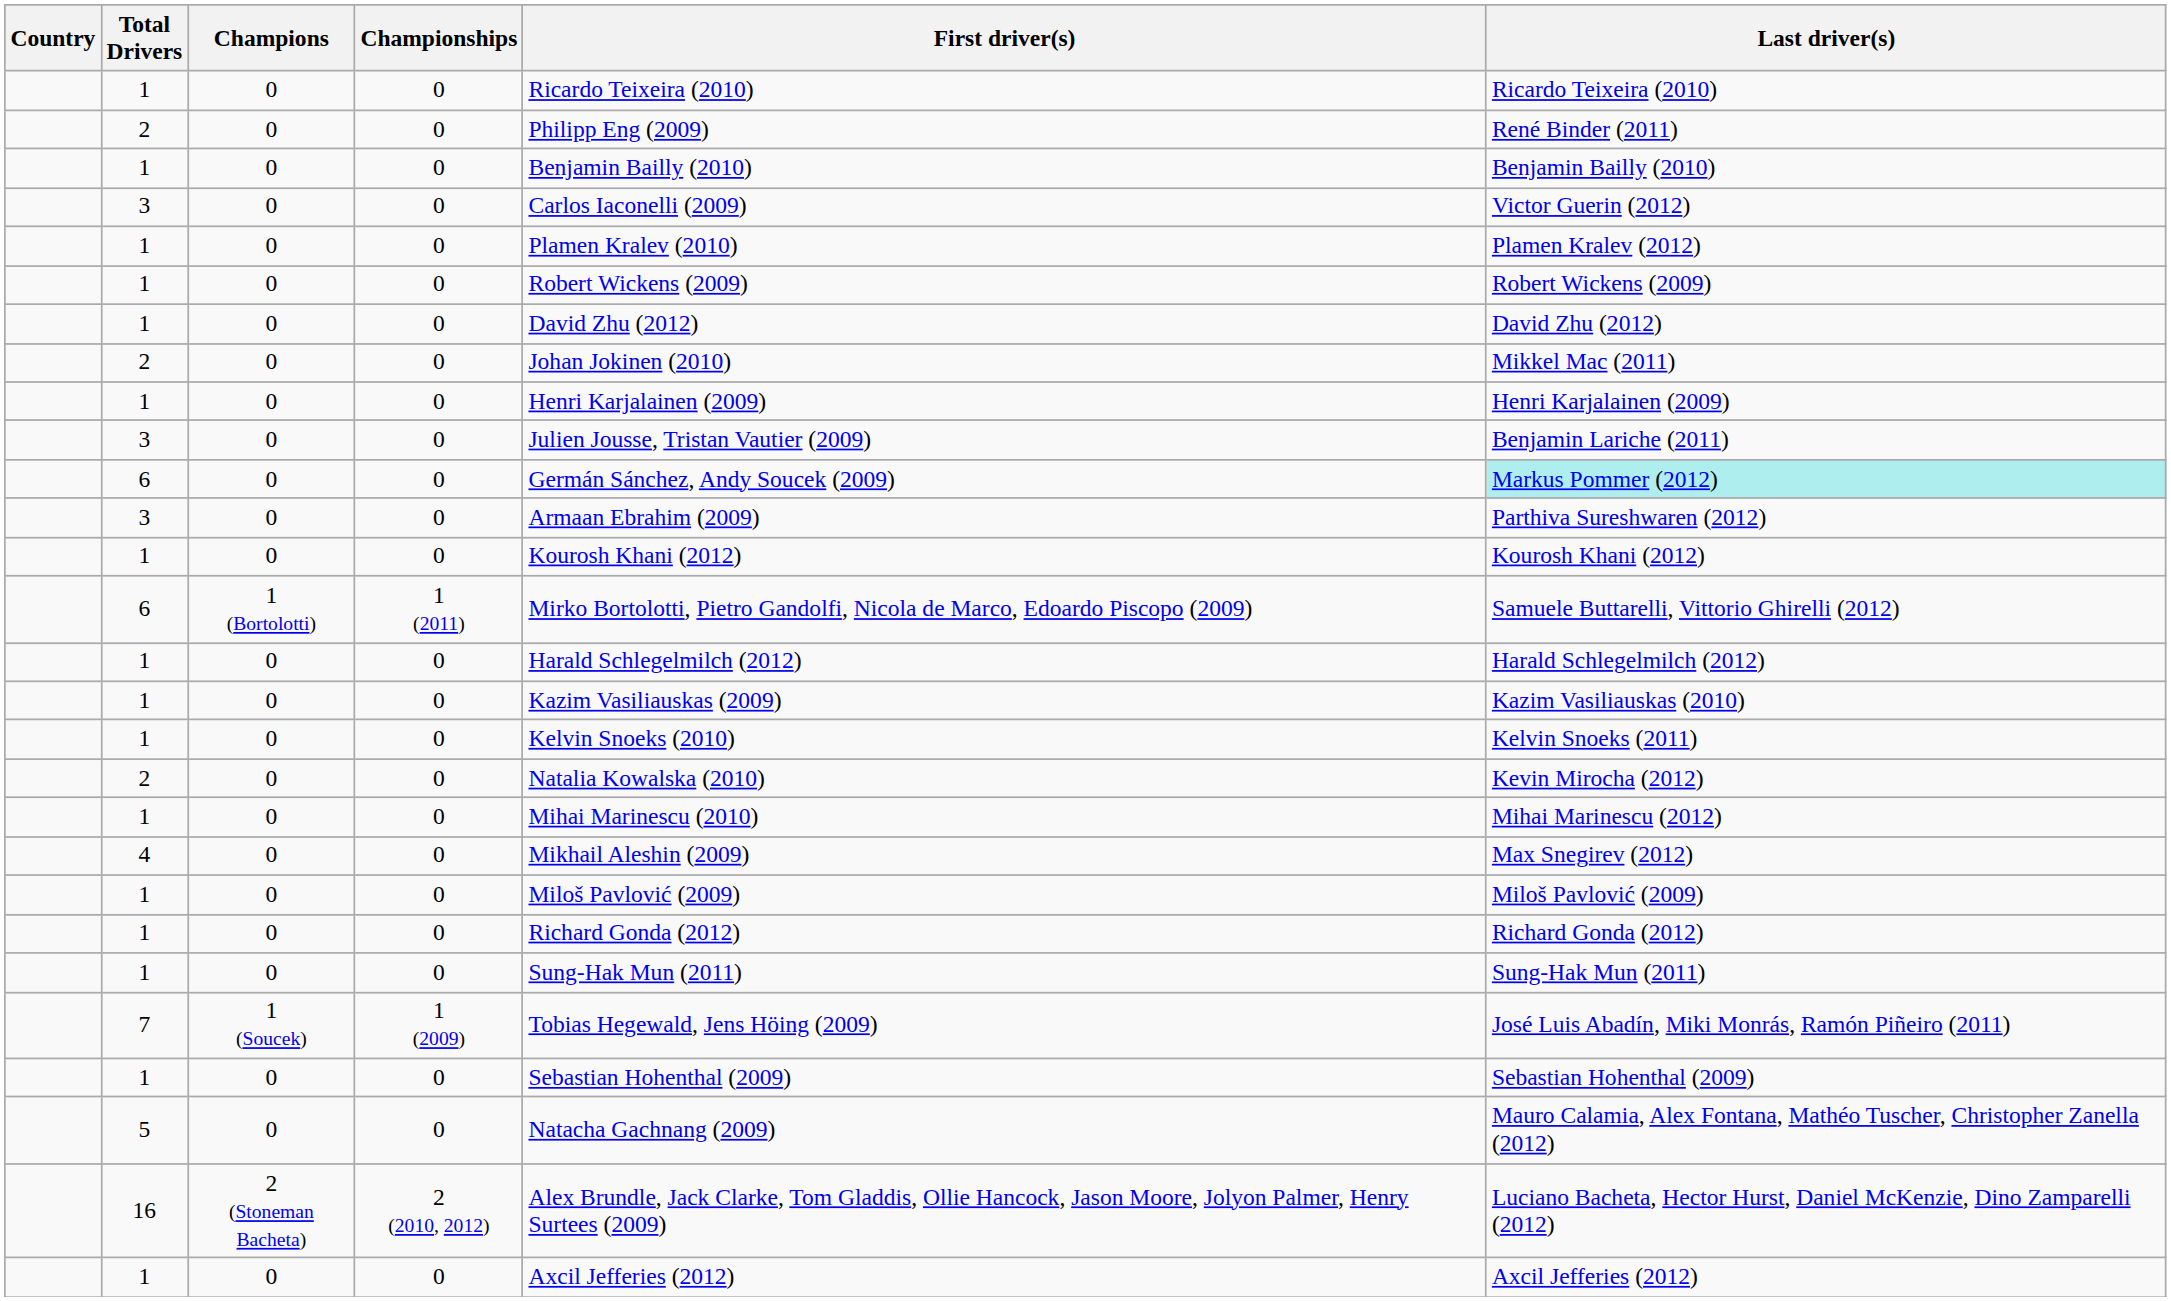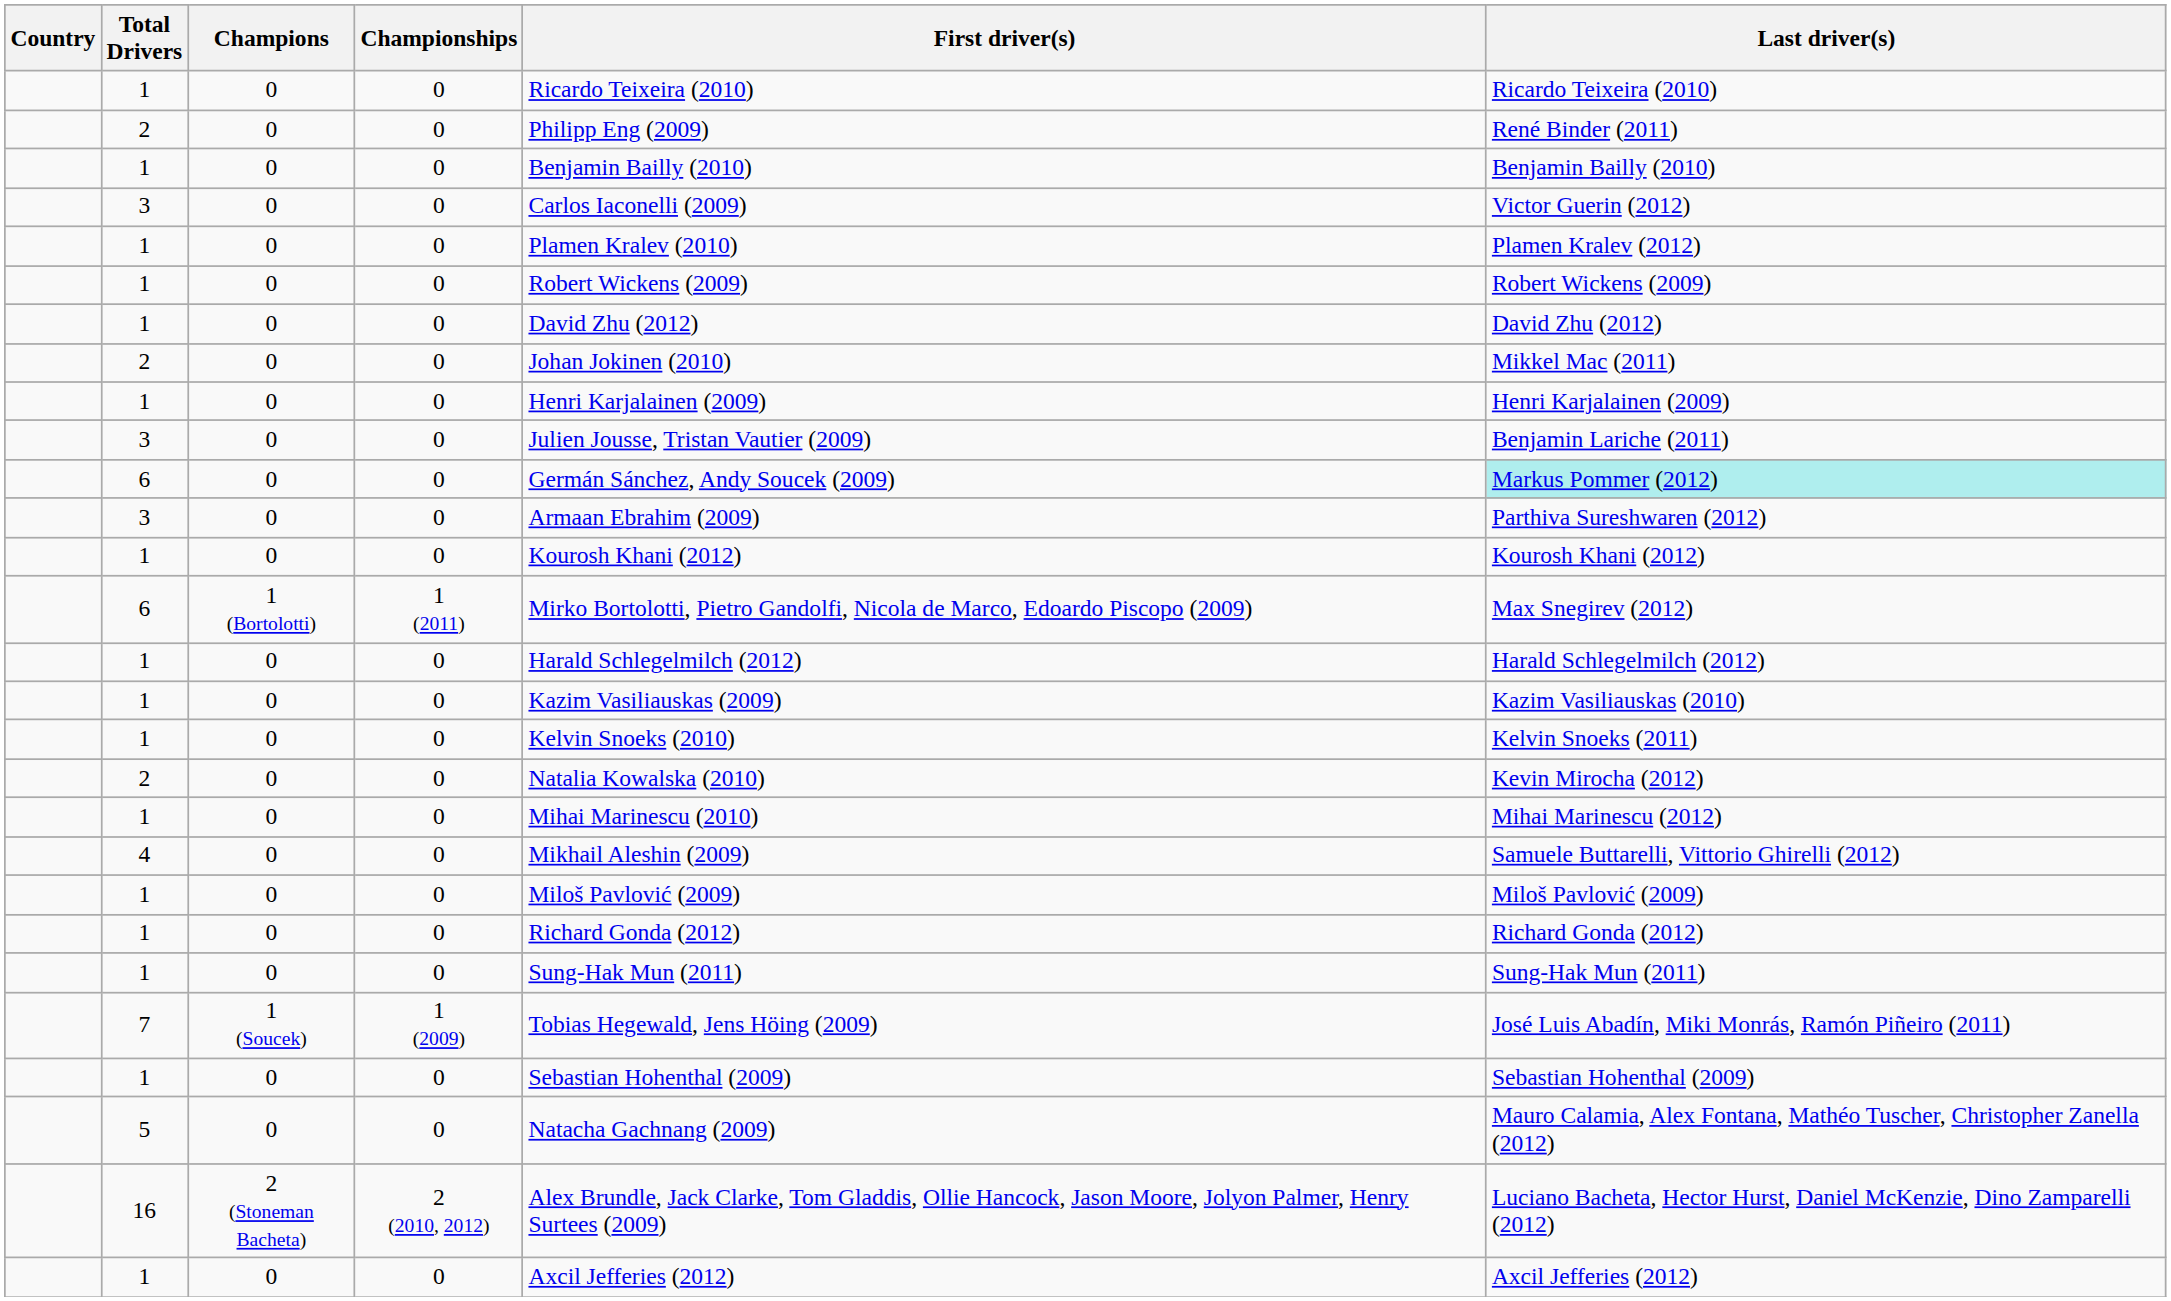(1696, 608) Samuele Buttarelli, Vittorio Ghirelli (2012) -> (1592, 608) Max Snegirev (2012)
(1592, 855) Max Snegirev (2012) -> (1696, 855) Samuele Buttarelli, Vittorio Ghirelli (2012)
